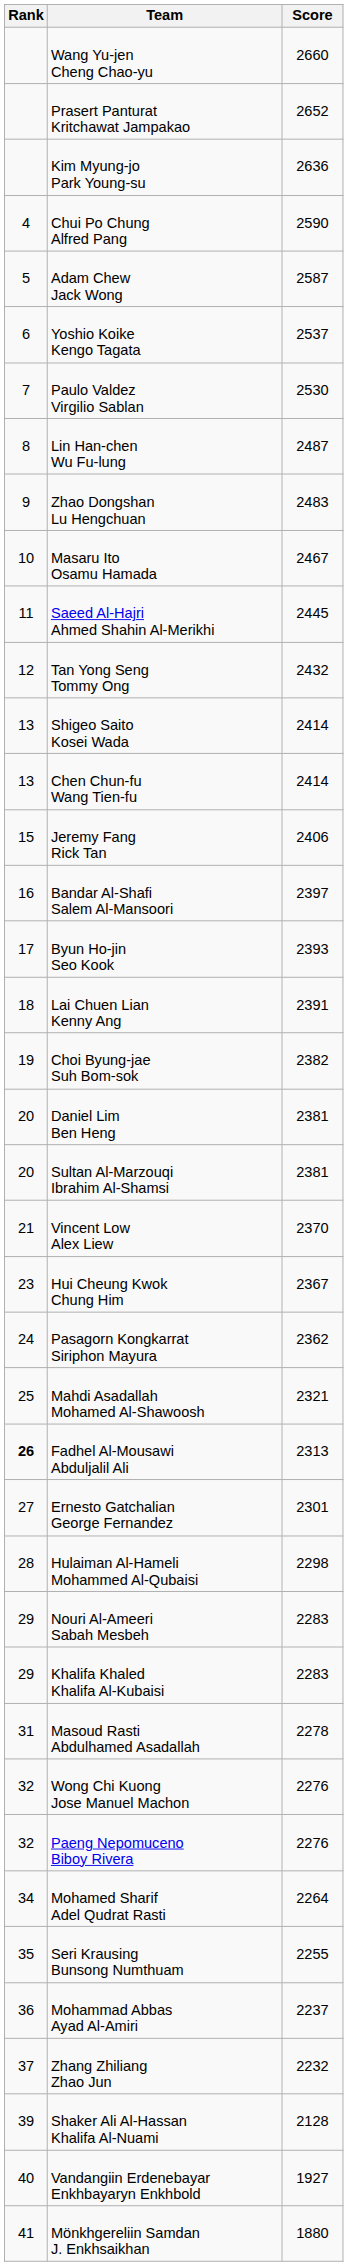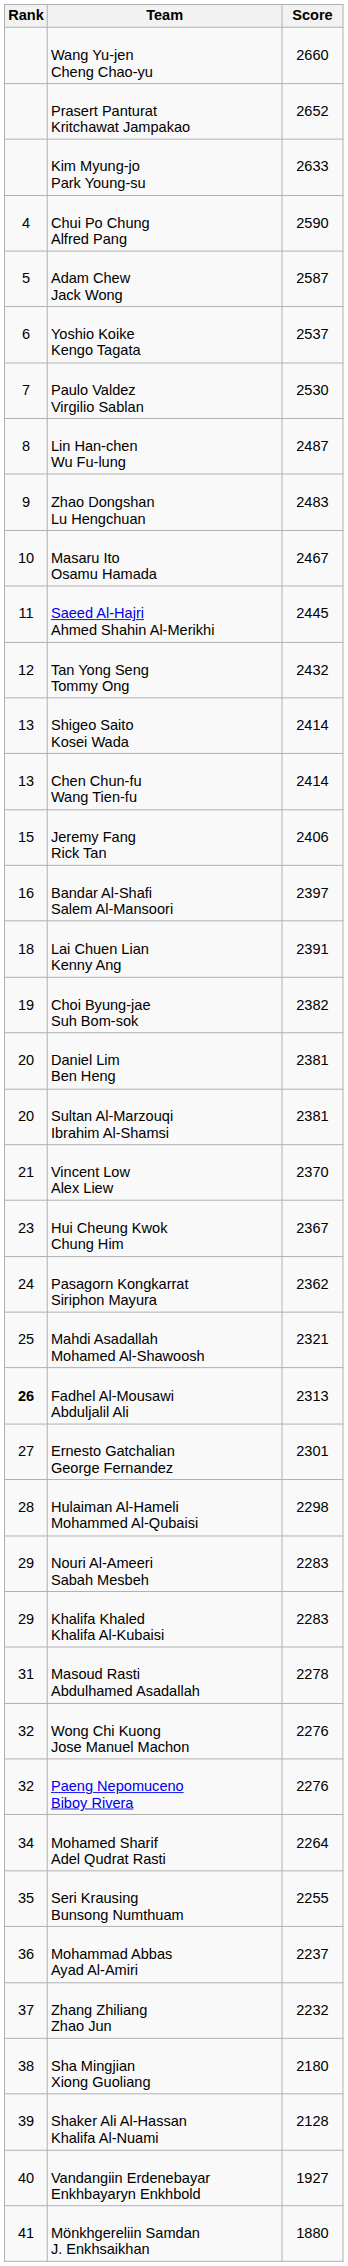(312, 167) 2636 -> (312, 167) 2633
- row: (89, 957)
+ row: (101, 2074)
